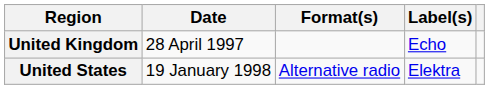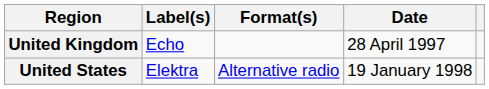columns swapped: (208, 17) <-> (440, 17)
